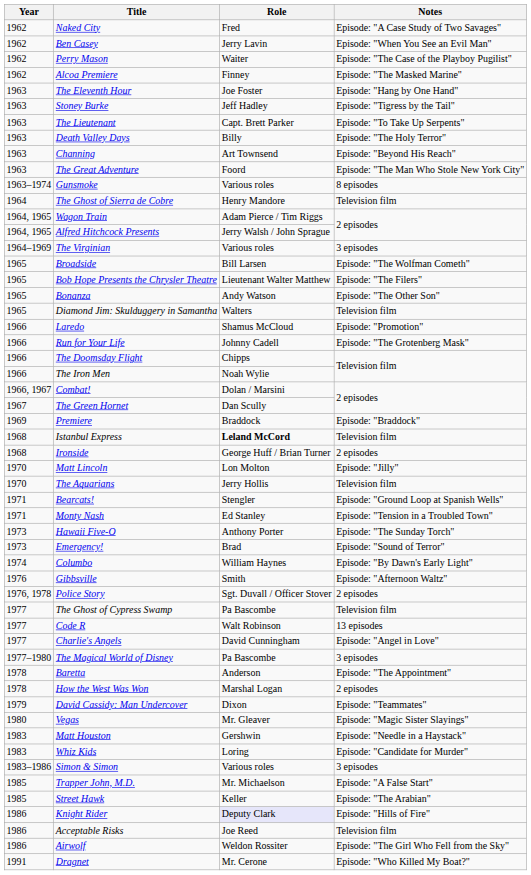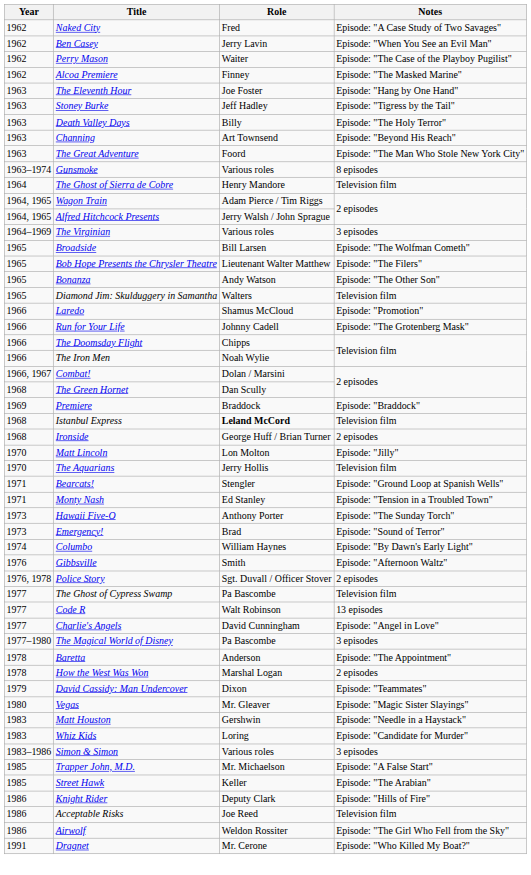- row: (86, 122)
(17, 405) 1967 -> (17, 389) 1968
(249, 814) lavender background -> (249, 798) no background
